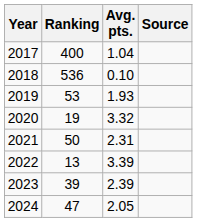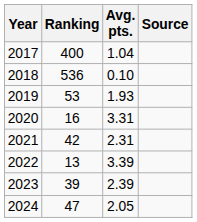(72, 119) 19 -> (72, 119) 16
(121, 119) 3.32 -> (121, 119) 3.31
(72, 141) 50 -> (72, 141) 42
